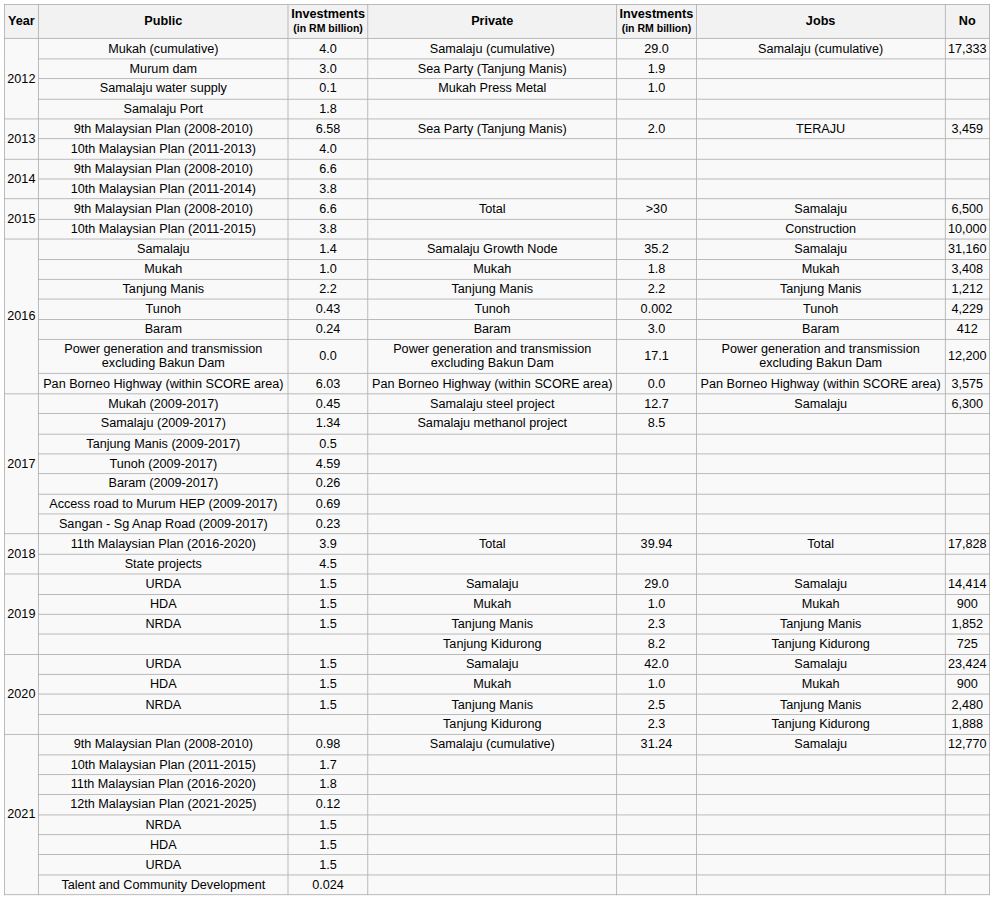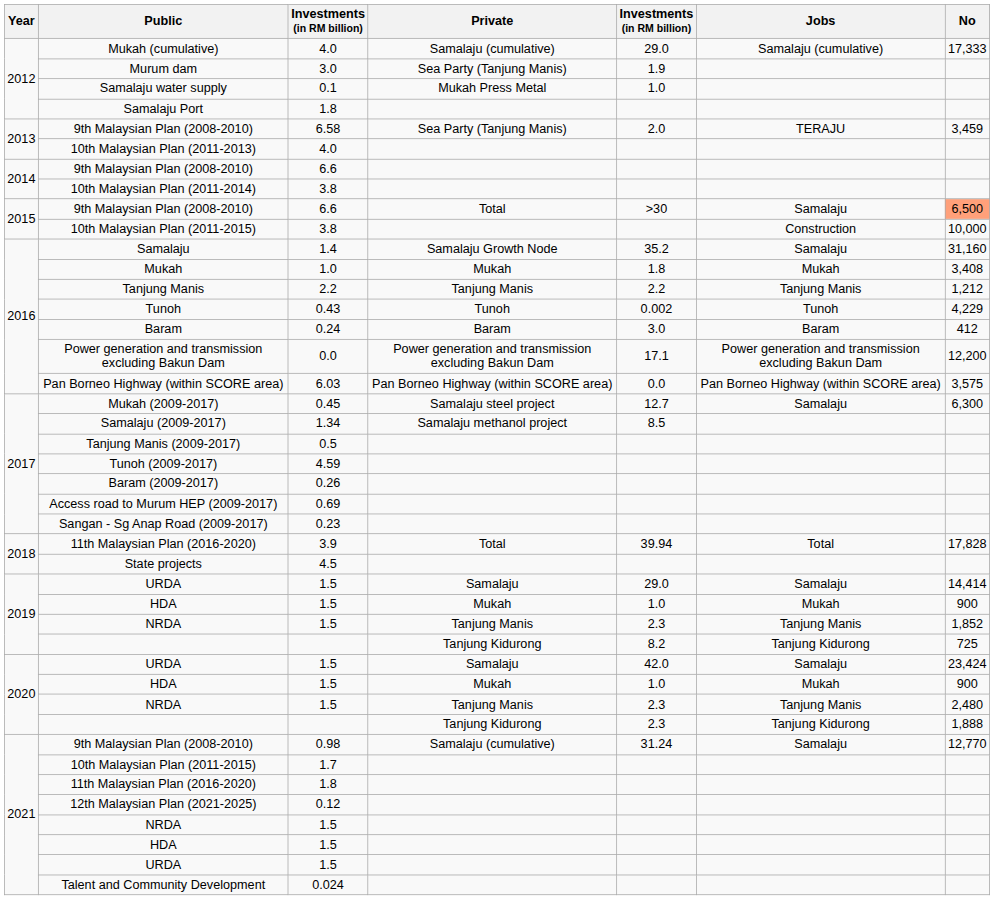(967, 209) no background -> (967, 209) lightsalmon background
(656, 704) 2.5 -> (656, 704) 2.3
